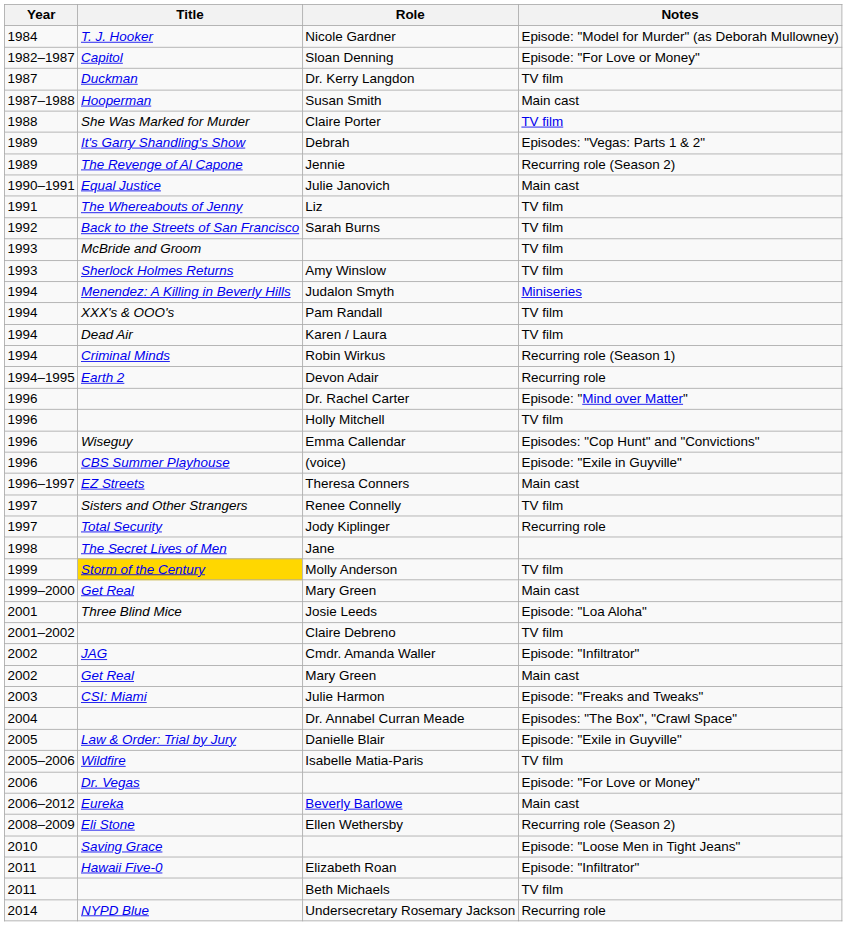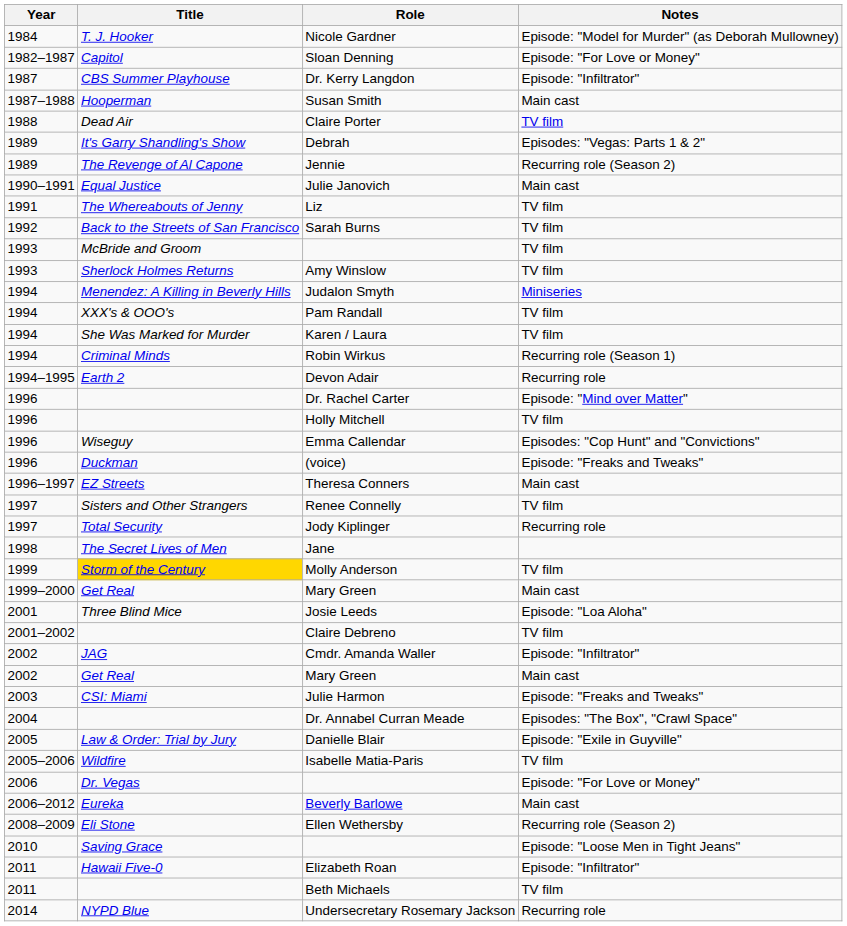(109, 79) Duckman -> (155, 79) CBS Summer Playhouse
(542, 79) TV film -> (580, 79) Episode: "Infiltrator"
(165, 121) She Was Marked for Murder -> (107, 121) Dead Air
(107, 334) Dead Air -> (165, 334) She Was Marked for Murder
(155, 462) CBS Summer Playhouse -> (109, 462) Duckman
(602, 462) Episode: "Exile in Guyville" -> (612, 462) Episode: "Freaks and Tweaks"
